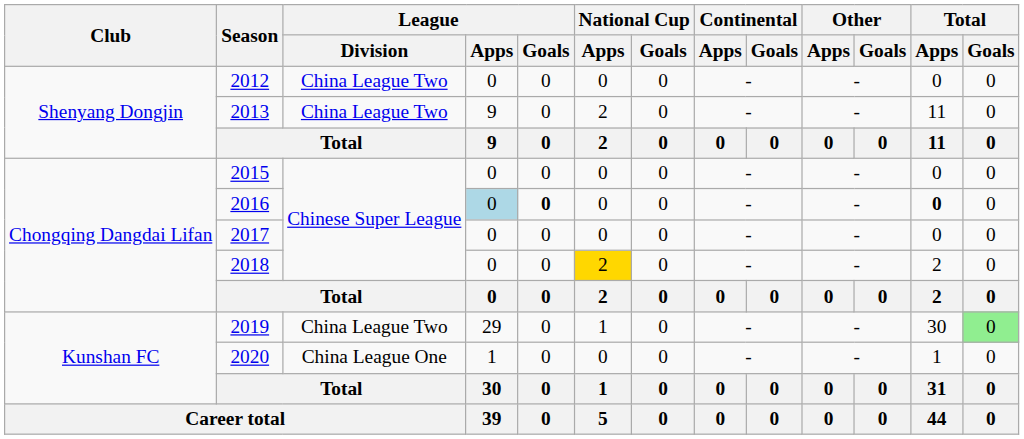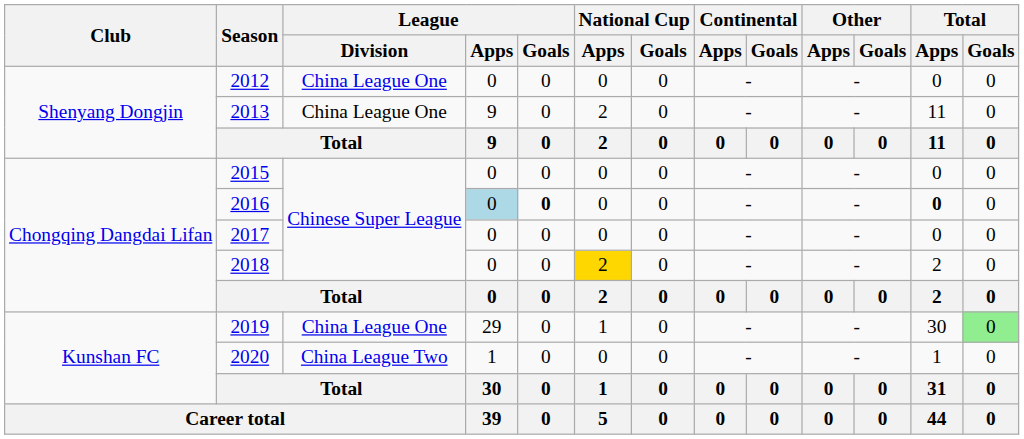(374, 81) China League Two -> (374, 81) China League One
(374, 111) China League Two -> (374, 111) China League One
(374, 326) China League Two -> (374, 326) China League One
(374, 357) China League One -> (374, 357) China League Two
